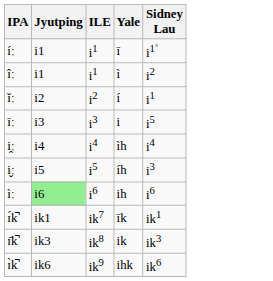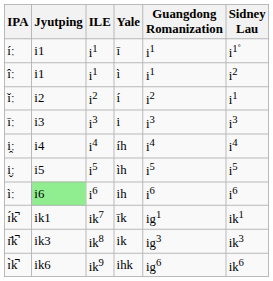+ column: (184, 21)
(150, 122) i5 -> (233, 122) i3
(122, 146) ìh -> (122, 146) íh
(122, 169) íh -> (122, 169) ìh
(150, 169) i3 -> (233, 169) i5
